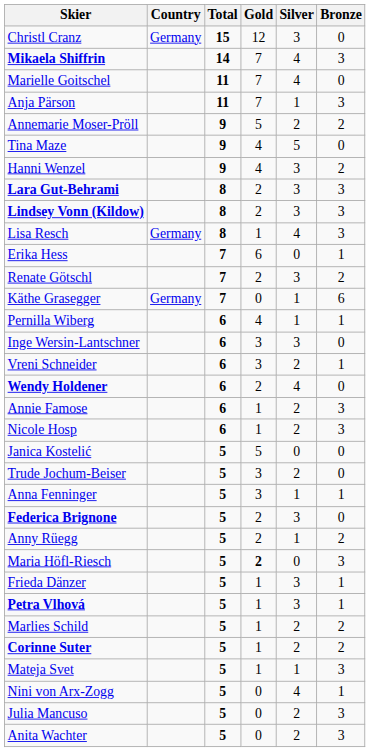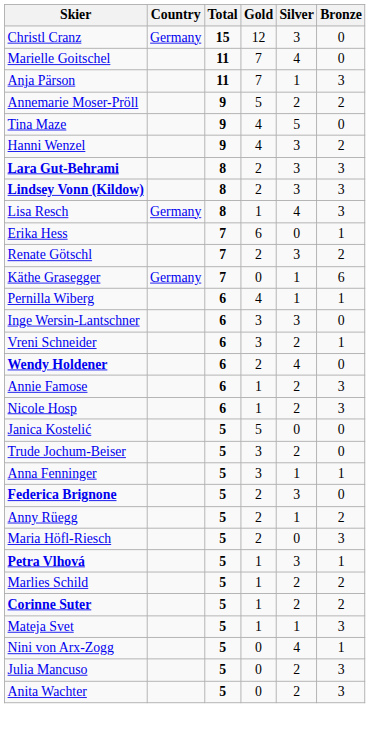- row: (56, 59)
(259, 560) bold -> (259, 539) normal
- row: (47, 582)
